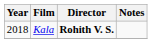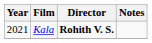(18, 30) 2018 -> (18, 30) 2021
